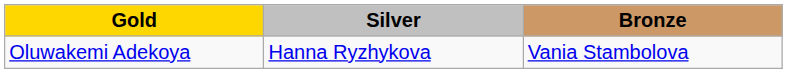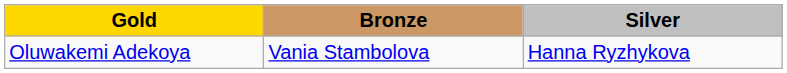columns swapped: (393, 20) <-> (653, 20)
